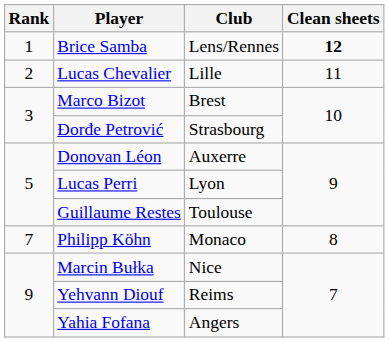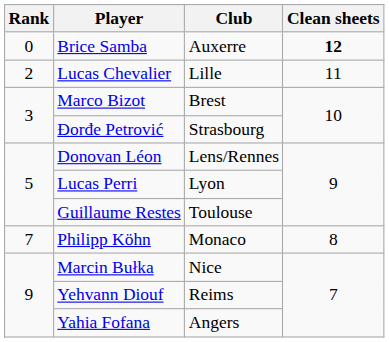(29, 45) 1 -> (29, 45) 0
(234, 45) Lens/Rennes -> (217, 45) Auxerre
(217, 156) Auxerre -> (234, 156) Lens/Rennes
